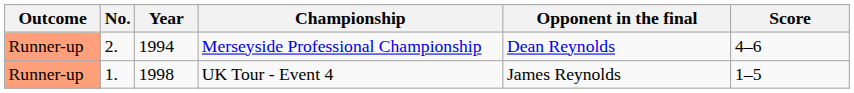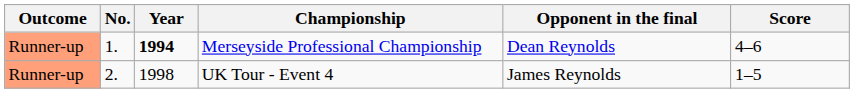(111, 46) 2. -> (111, 46) 1.
(156, 46) normal -> (156, 46) bold
(111, 74) 1. -> (111, 74) 2.
